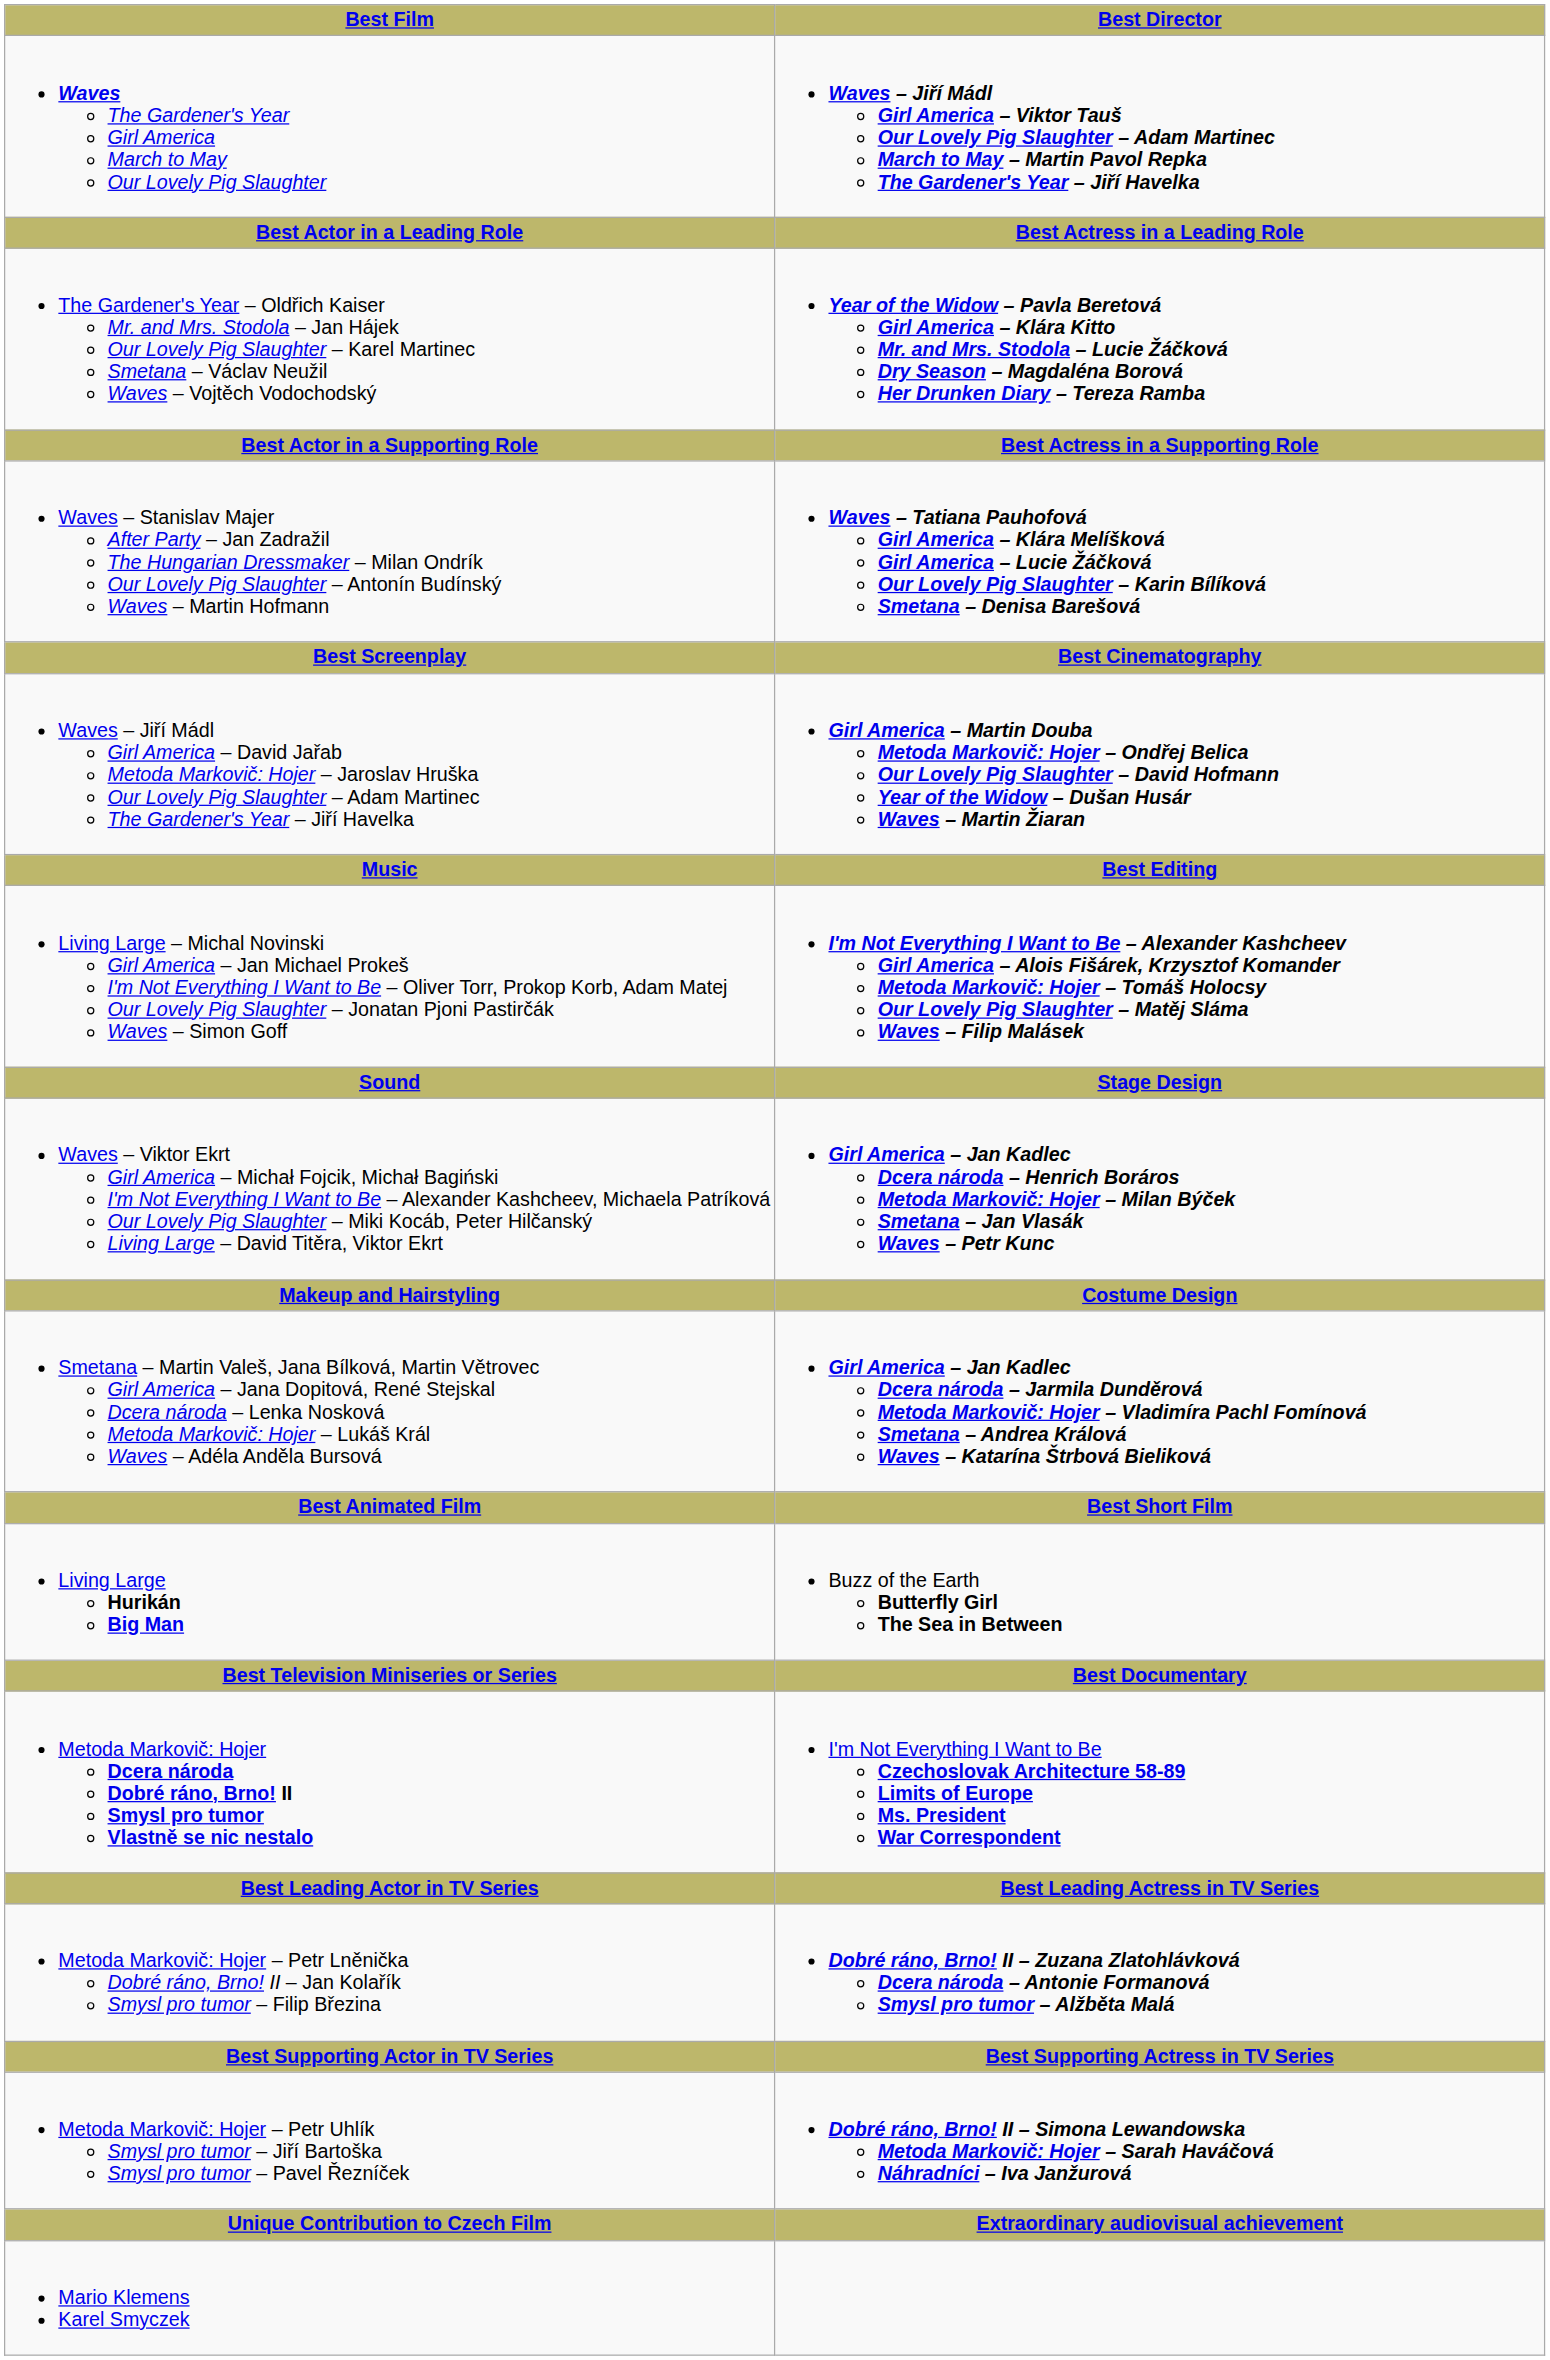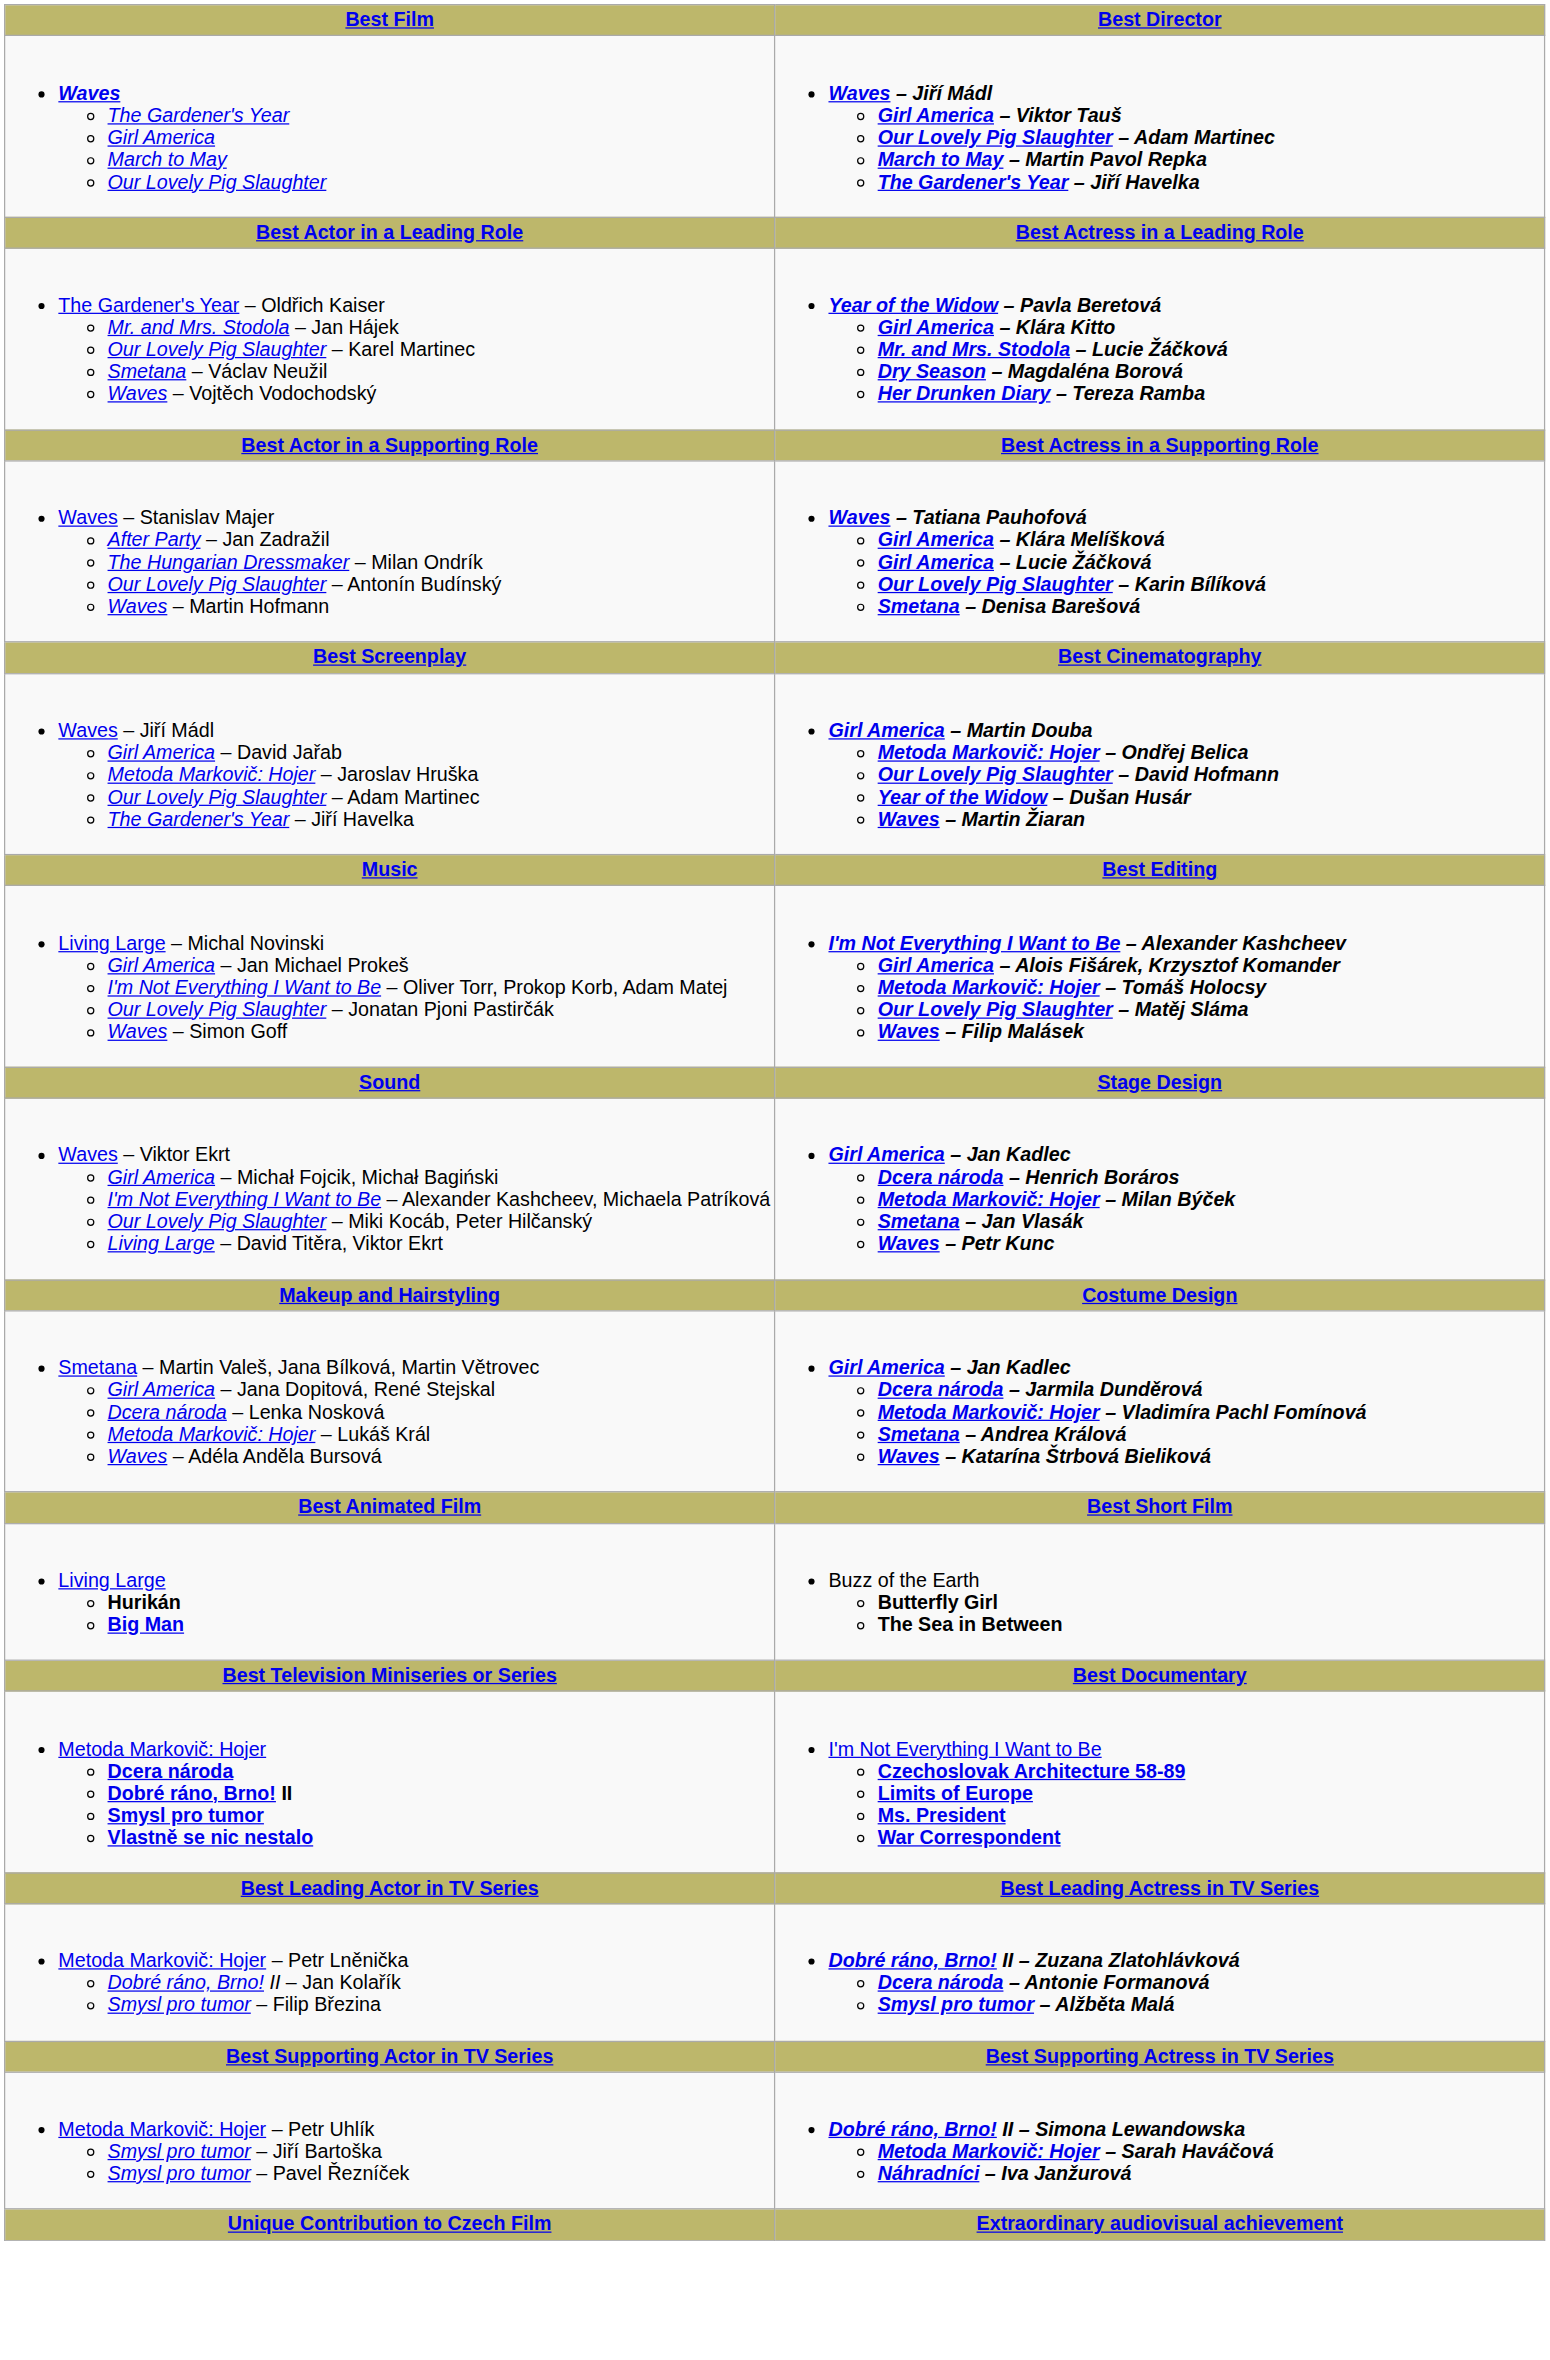- row: (390, 2309)
